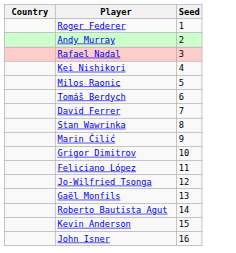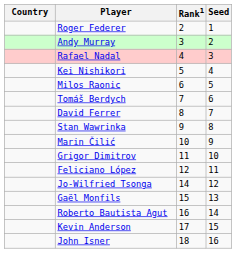+ column: (192, 13)
